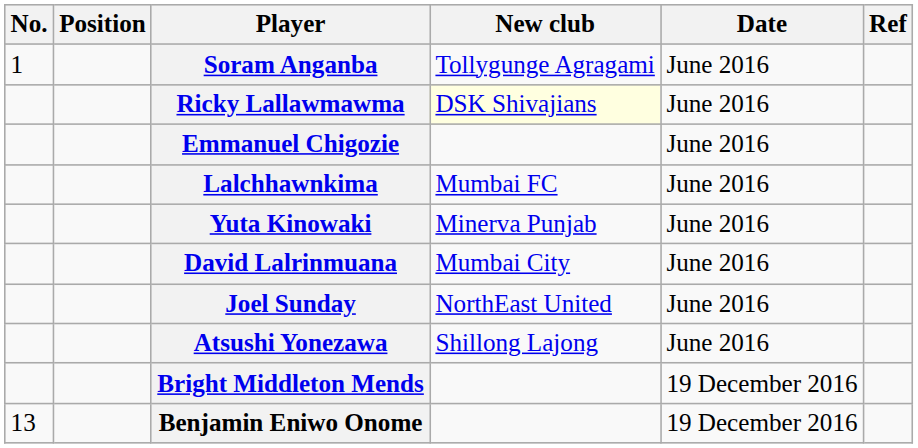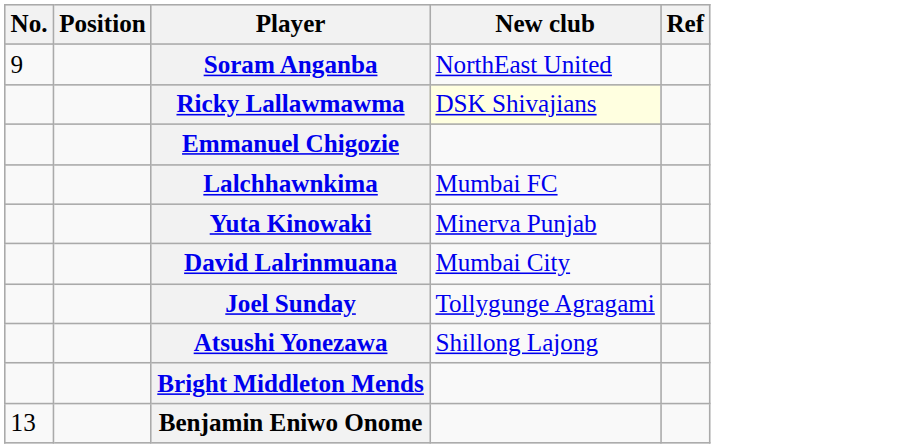- column: (762, 24)
(17, 64) 1 -> (17, 64) 9
(545, 64) Tollygunge Agragami -> (524, 64) NorthEast United
(524, 303) NorthEast United -> (545, 303) Tollygunge Agragami
